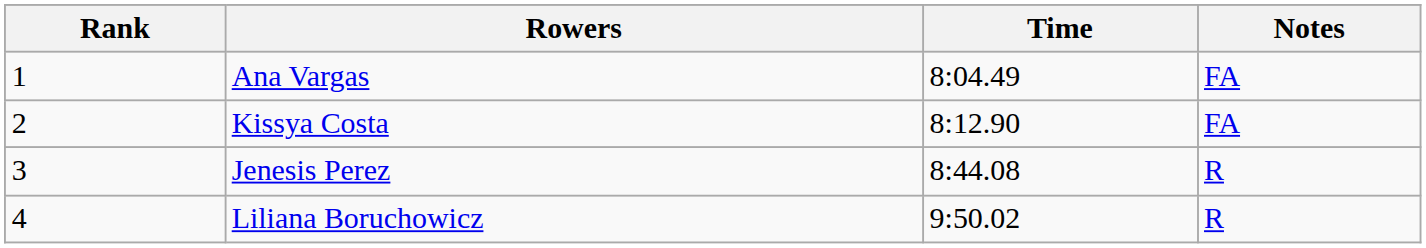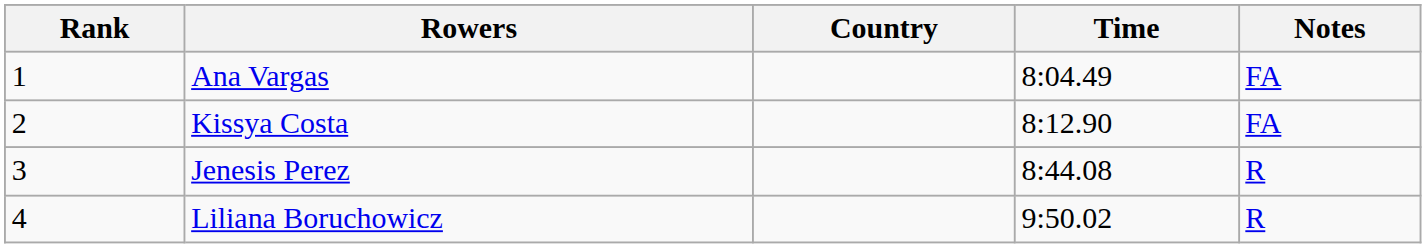+ column: (884, 28)
